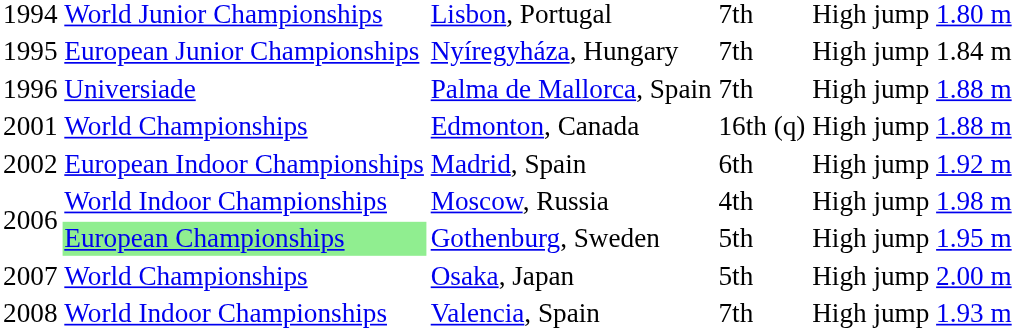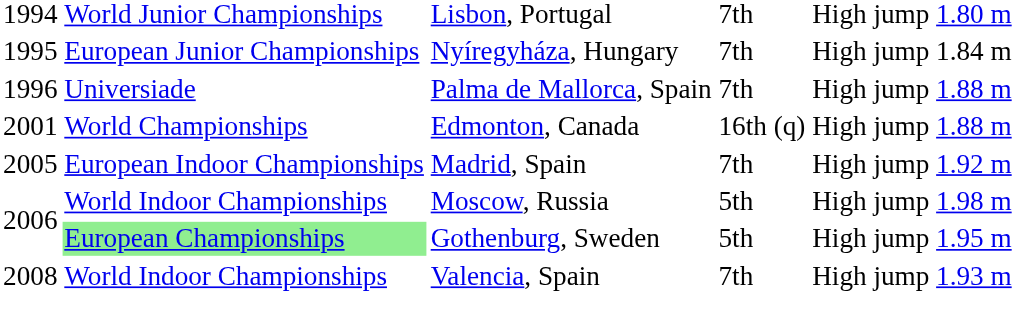(30, 163) 2002 -> (30, 163) 2005
(736, 163) 6th -> (736, 163) 7th
(736, 201) 4th -> (736, 201) 5th
- row: (502, 275)
